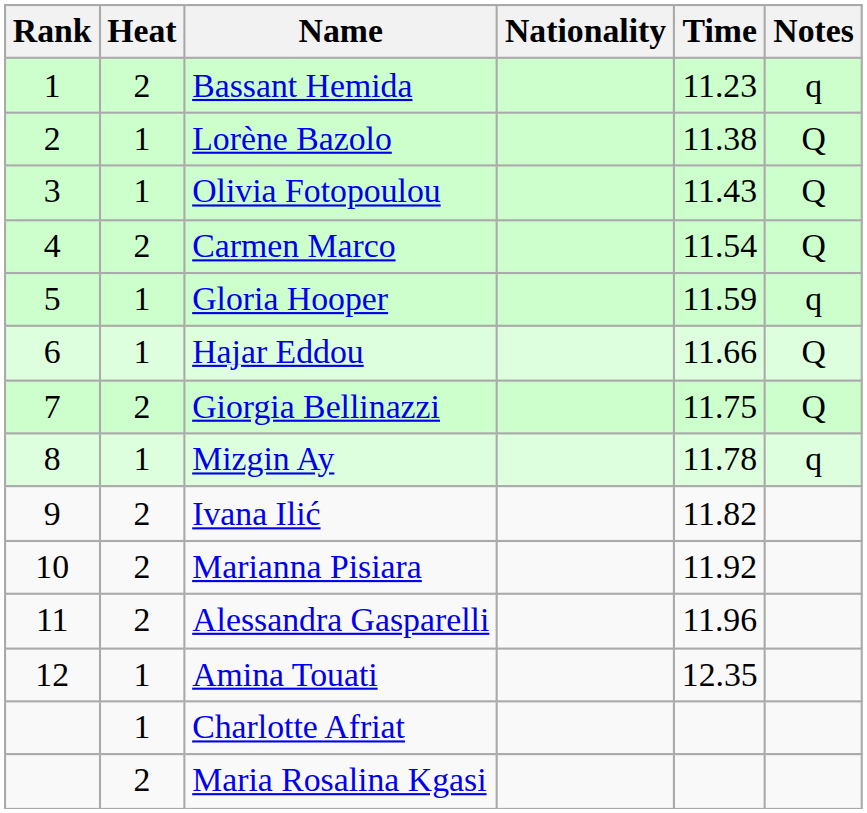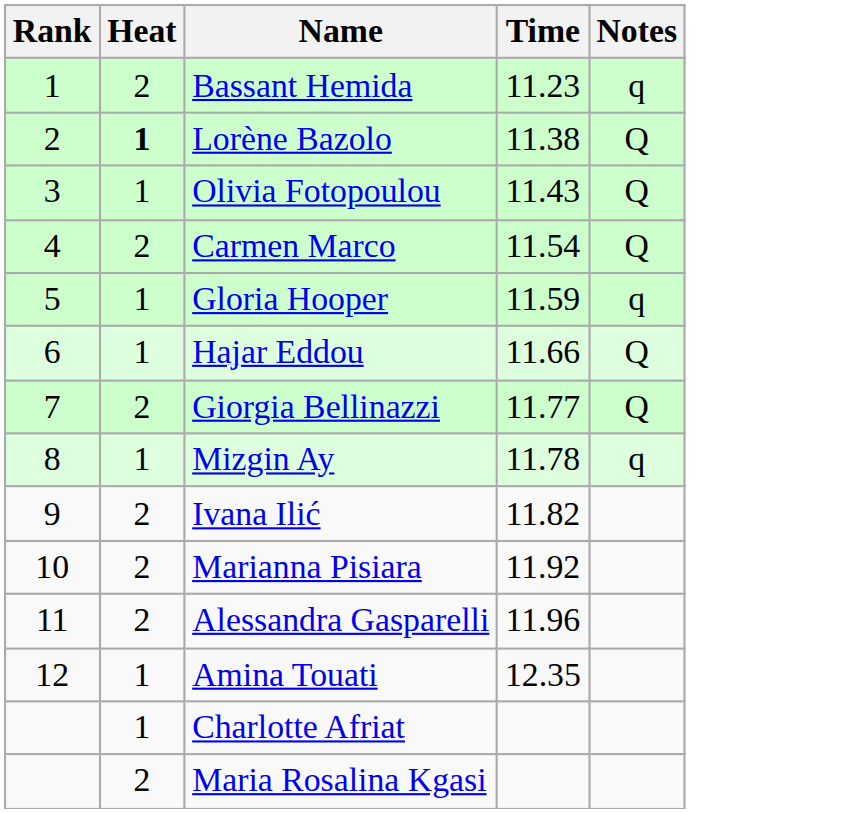- column: (586, 31)
(142, 138) normal -> (142, 138) bold
(720, 406) 11.75 -> (543, 406) 11.77
